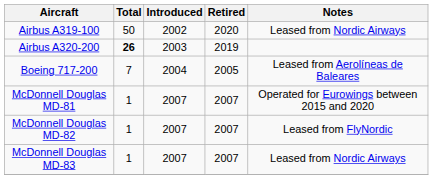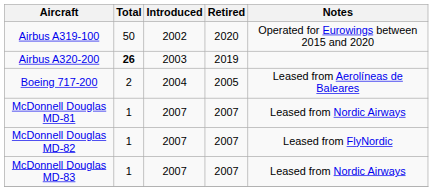(338, 30) Leased from Nordic Airways -> (338, 36) Operated for Eurowings between 2015 and 2020
(129, 71) 7 -> (129, 83) 2
(338, 100) Operated for Eurowings between 2015 and 2020 -> (338, 112) Leased from Nordic Airways
